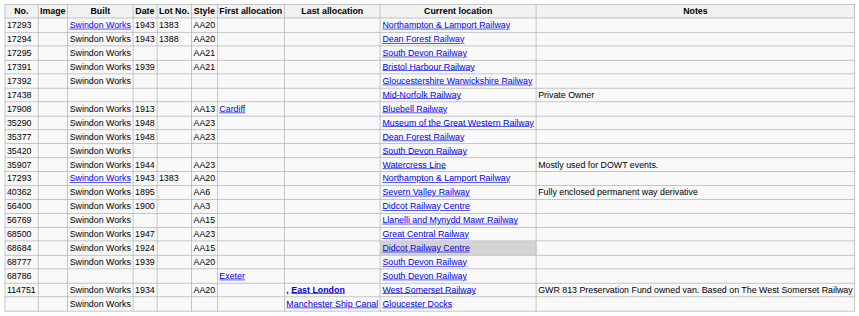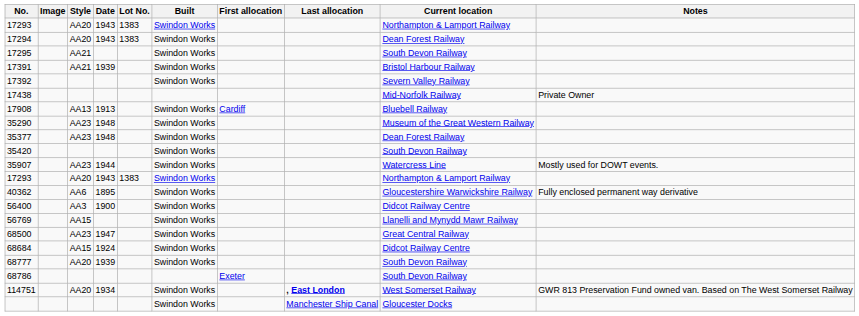columns swapped: (100, 11) <-> (204, 11)
(169, 39) 1388 -> (129, 39) 1383
(457, 81) Gloucestershire Warwickshire Railway -> (426, 81) Severn Valley Railway
(426, 192) Severn Valley Railway -> (457, 192) Gloucestershire Warwickshire Railway
(426, 248) lightgrey background -> (426, 248) no background
